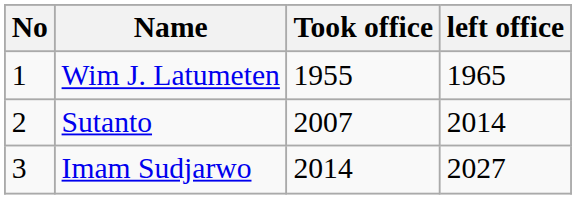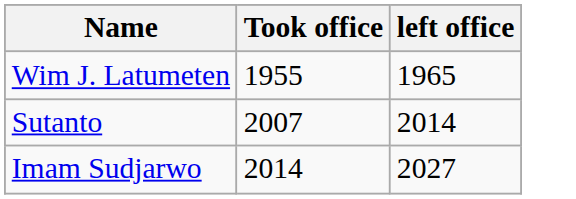- column: (30, 27)
